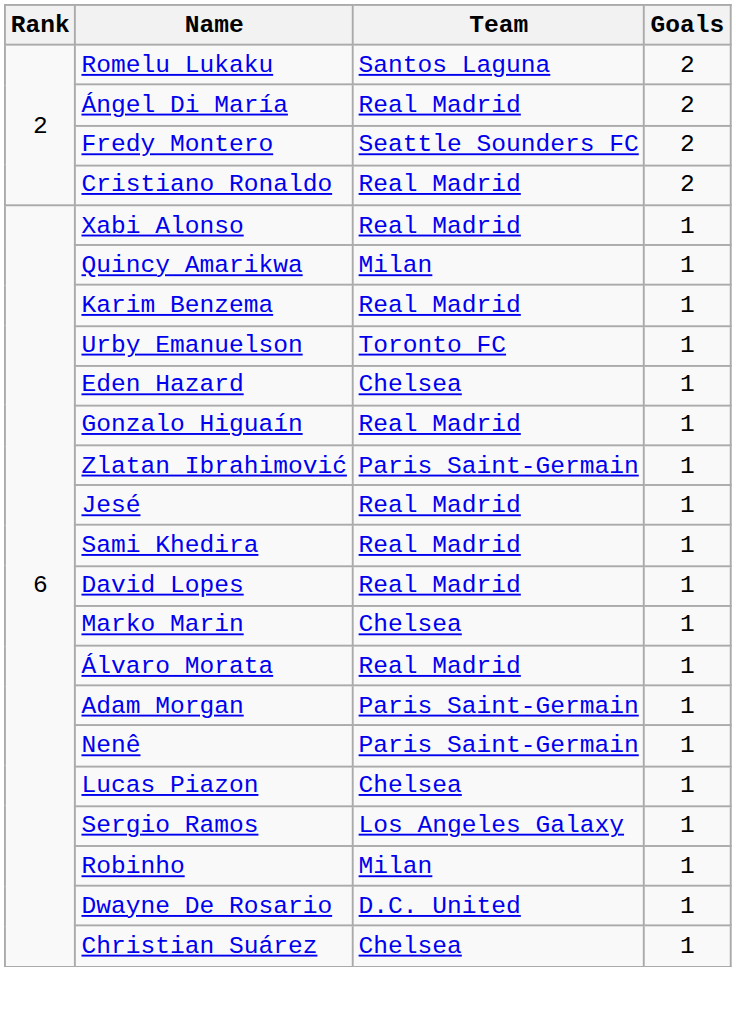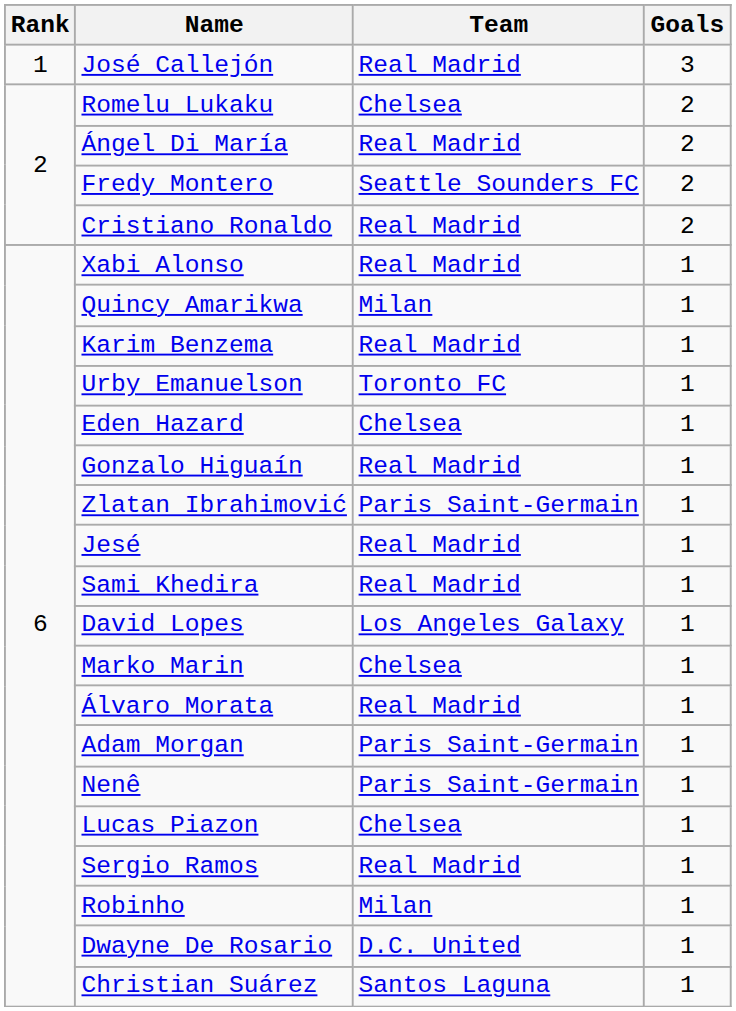+ row: (177, 65)
(454, 65) Santos Laguna -> (410, 105) Chelsea
(440, 586) Real Madrid -> (491, 626) Los Angeles Galaxy
(491, 826) Los Angeles Galaxy -> (440, 866) Real Madrid
(410, 946) Chelsea -> (454, 986) Santos Laguna
